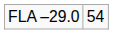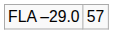(96, 16) 54 -> (96, 16) 57
